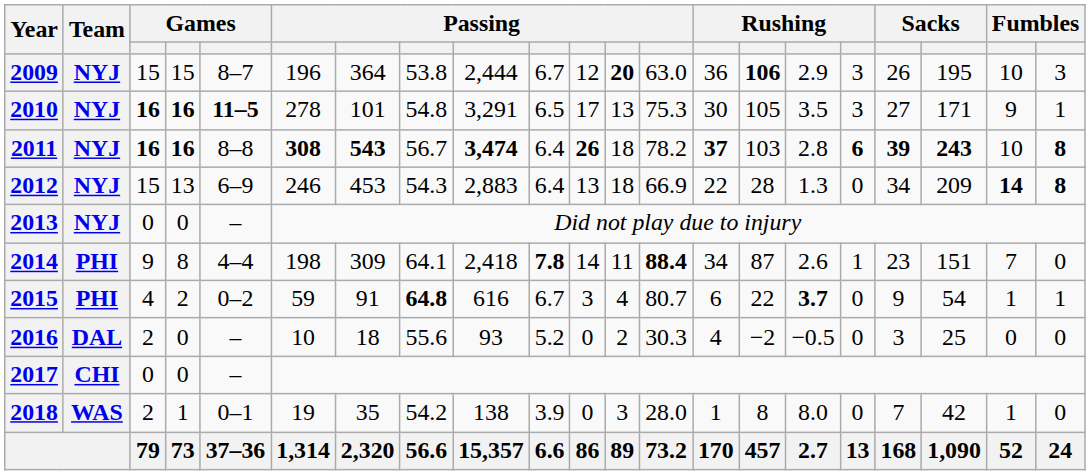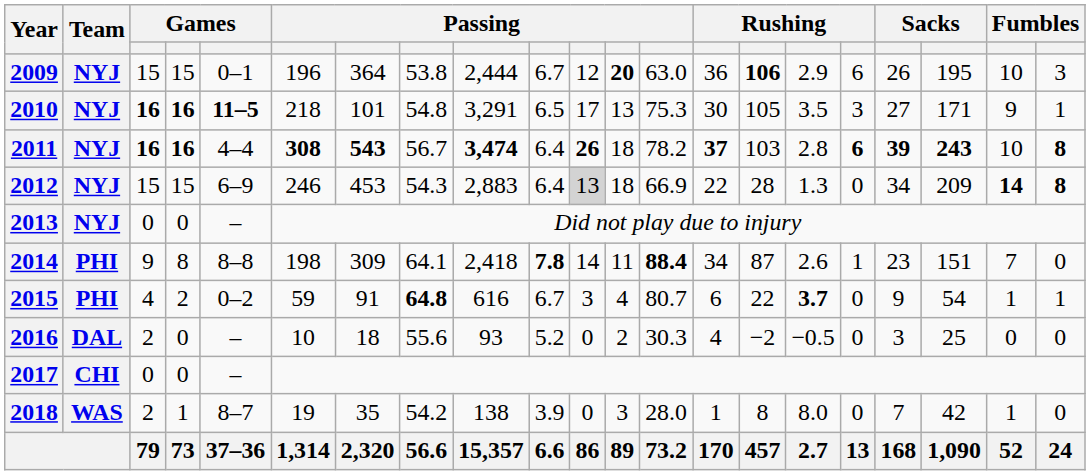(235, 72) 8–7 -> (235, 72) 0–1
(858, 72) 3 -> (858, 72) 6
(303, 110) 278 -> (303, 110) 218
(235, 147) 8–8 -> (235, 147) 4–4
(183, 185) 13 -> (183, 185) 15
(587, 185) no background -> (587, 185) lightgrey background
(235, 261) 4–4 -> (235, 261) 8–8
(235, 412) 0–1 -> (235, 412) 8–7
